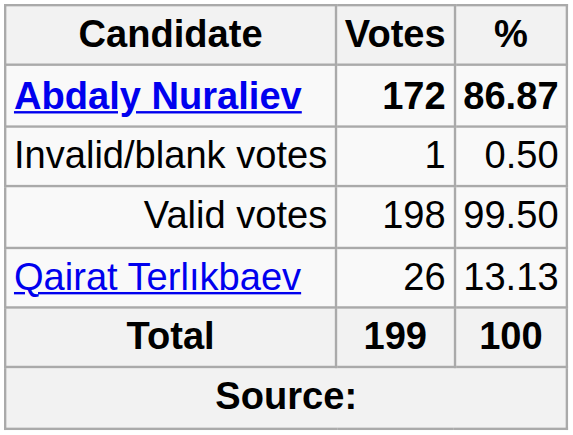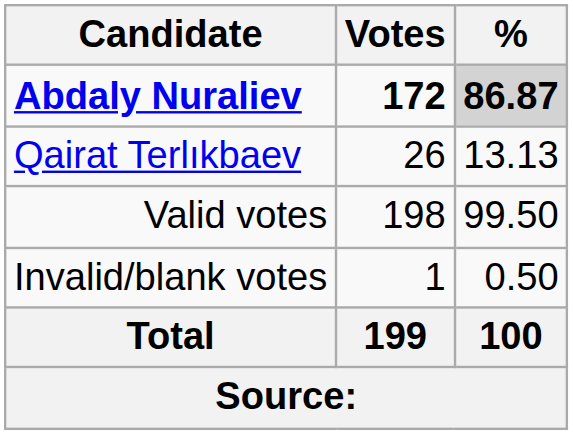(511, 95) no background -> (511, 95) lightgrey background
rows swapped: (158, 276) <-> (171, 155)
